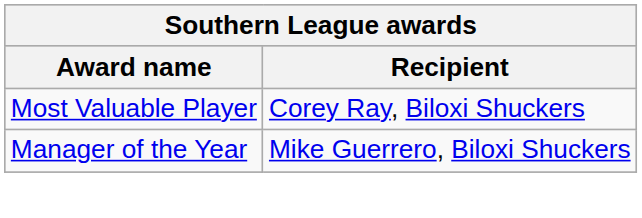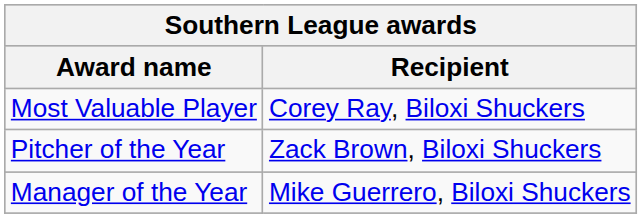+ row: (118, 150)
